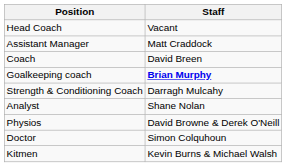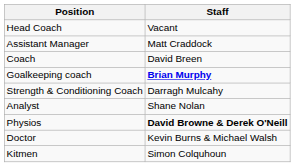(213, 122) normal -> (217, 122) bold
(187, 138) Simon Colquhoun -> (212, 138) Kevin Burns & Michael Walsh
(212, 153) Kevin Burns & Michael Walsh -> (187, 153) Simon Colquhoun
